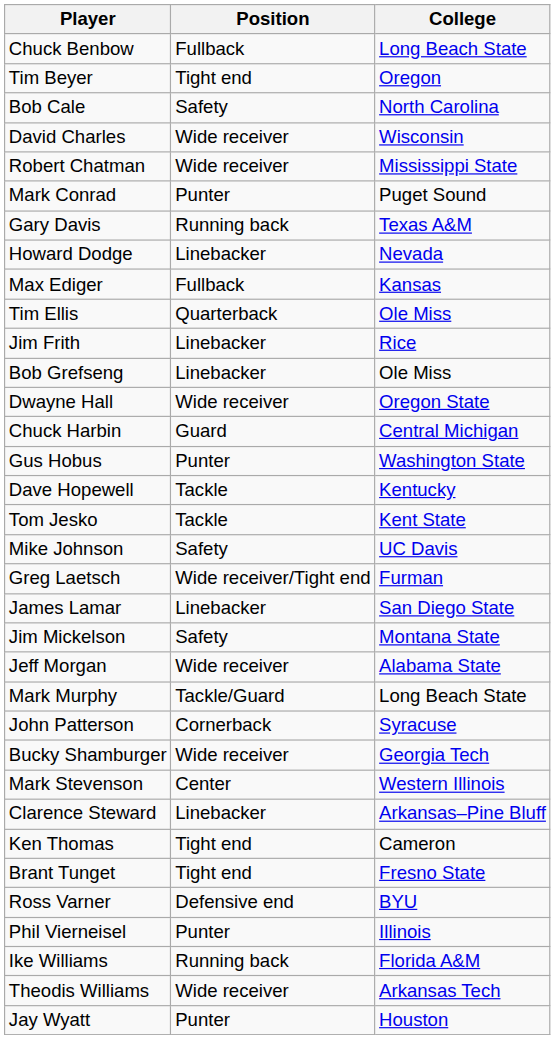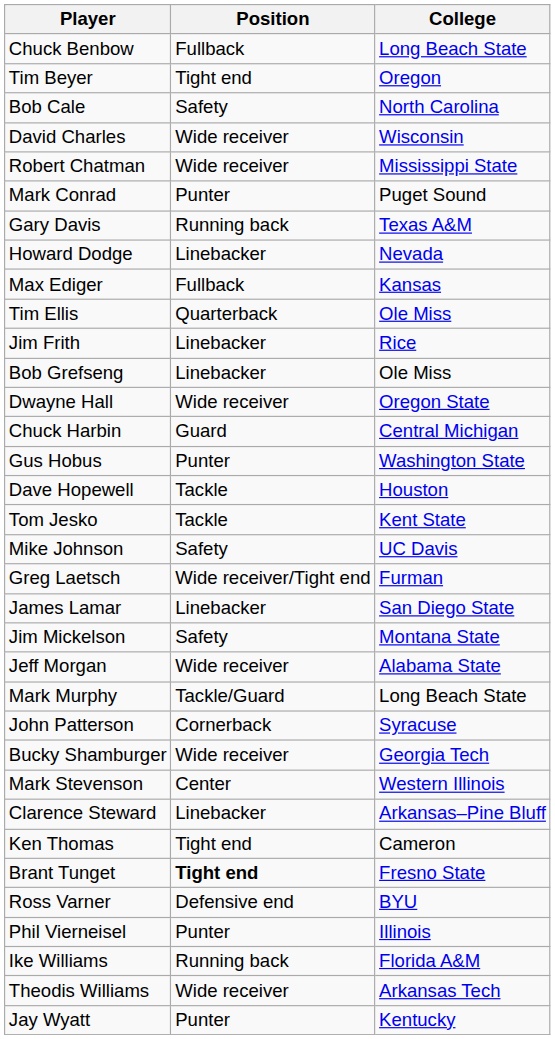(417, 490) Kentucky -> (414, 490) Houston
(214, 872) normal -> (217, 872) bold
(414, 1020) Houston -> (417, 1020) Kentucky
